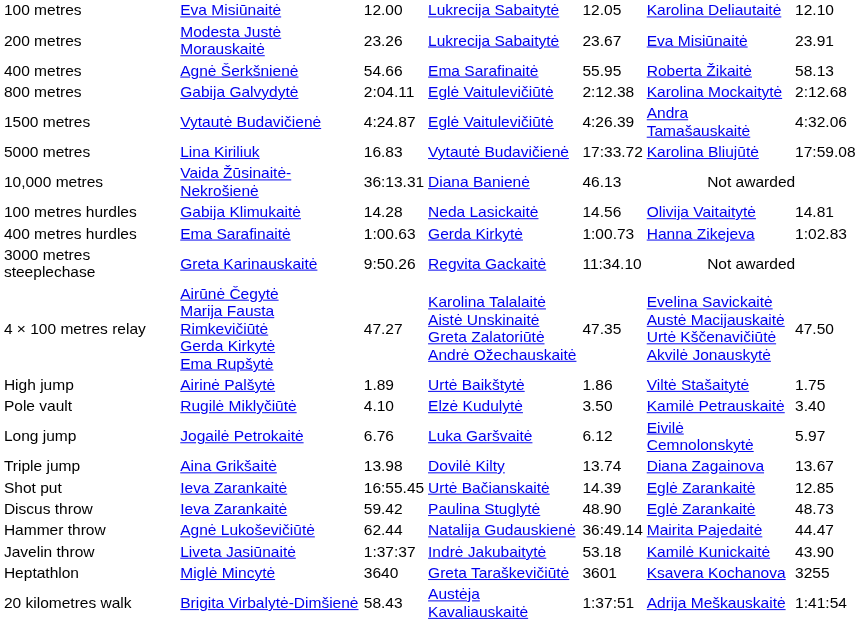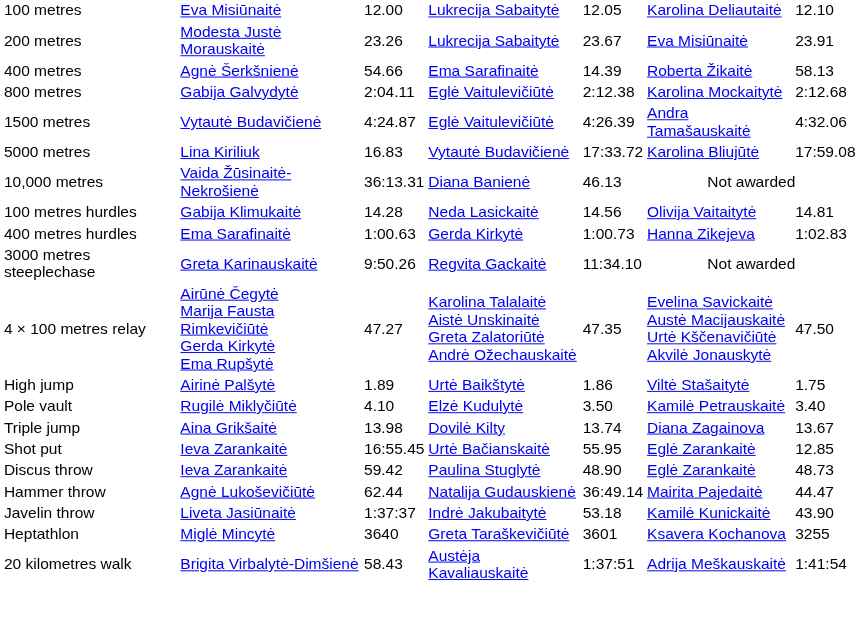(602, 70) 55.95 -> (602, 70) 14.39
- row: (40, 436)
(602, 487) 14.39 -> (602, 449) 55.95
